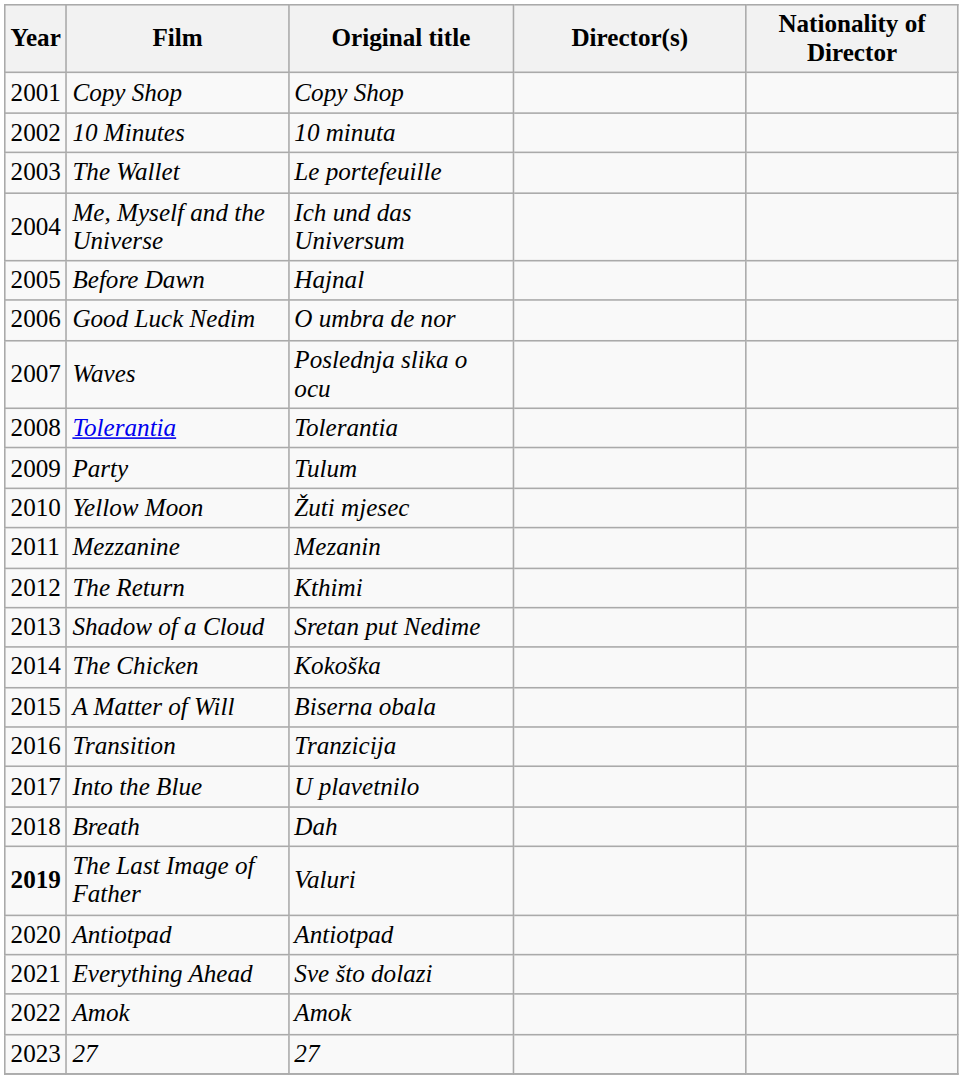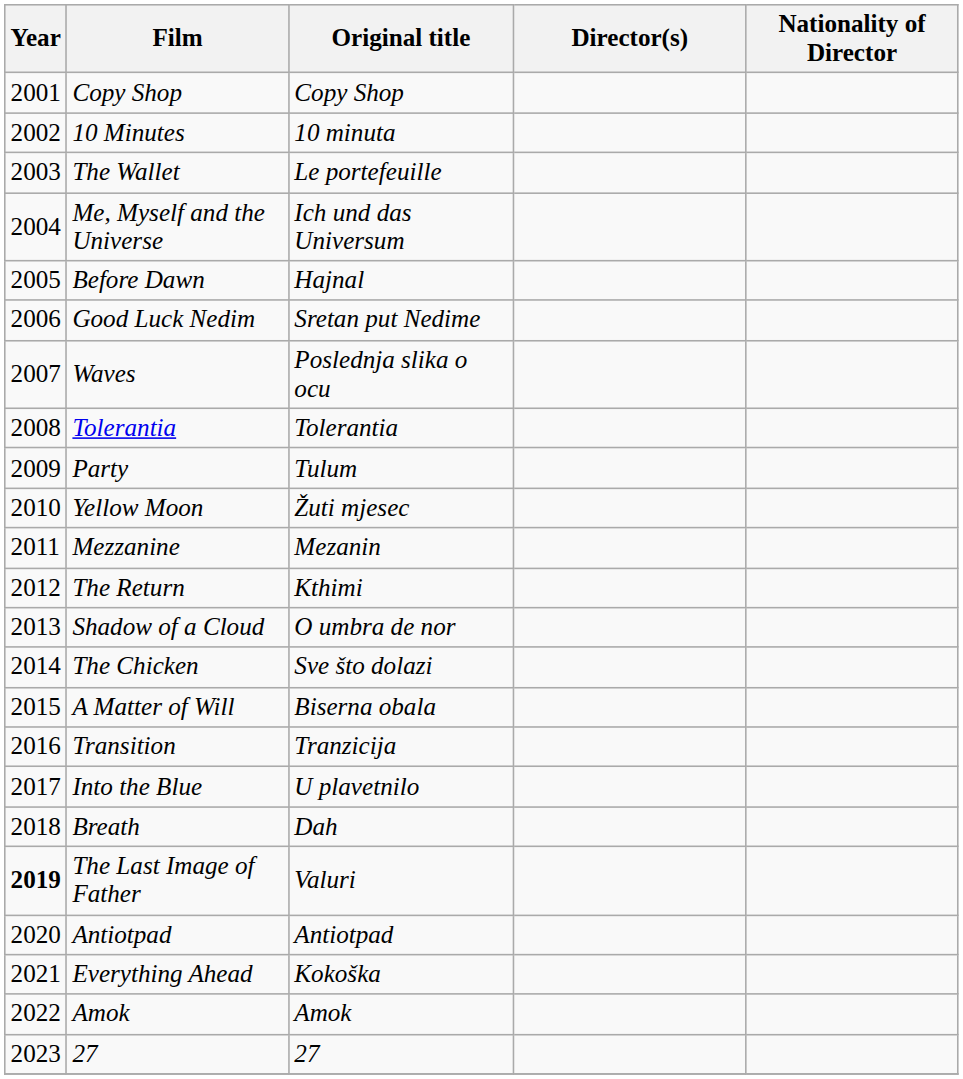(375, 319) O umbra de nor -> (387, 319) Sretan put Nedime
(387, 627) Sretan put Nedime -> (375, 627) O umbra de nor
(338, 666) Kokoška -> (363, 666) Sve što dolazi
(363, 974) Sve što dolazi -> (338, 974) Kokoška
